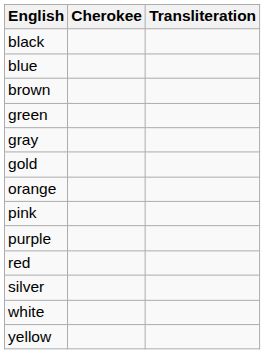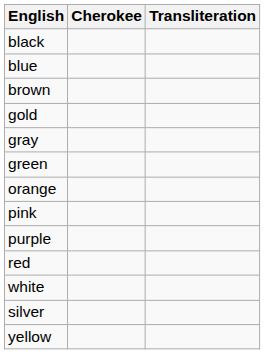rows swapped: (28, 115) <-> (23, 164)
rows swapped: (26, 287) <-> (26, 312)
